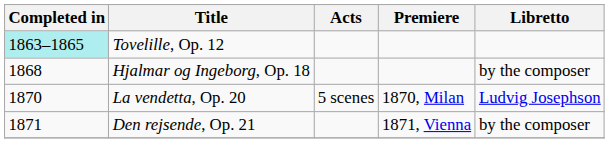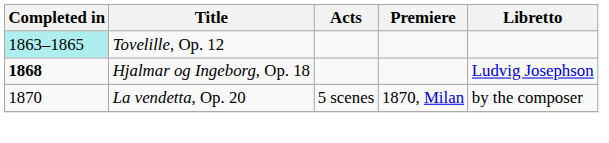(25, 71) normal -> (25, 71) bold
(534, 71) by the composer -> (533, 71) Ludvig Josephson
(540, 97) Ludvig Josephson -> (527, 97) by the composer
- row: (184, 124)
